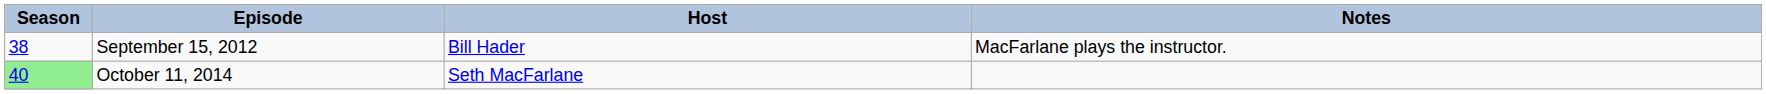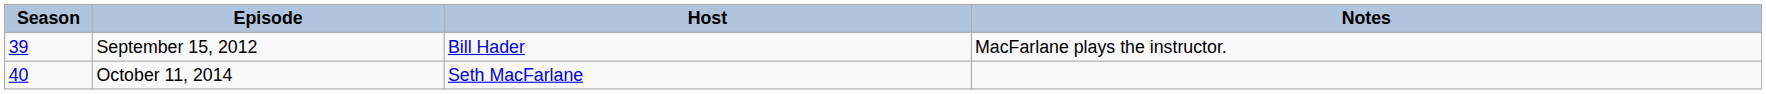(19, 46) 38 -> (19, 46) 39
(19, 74) lightgreen background -> (19, 74) no background
